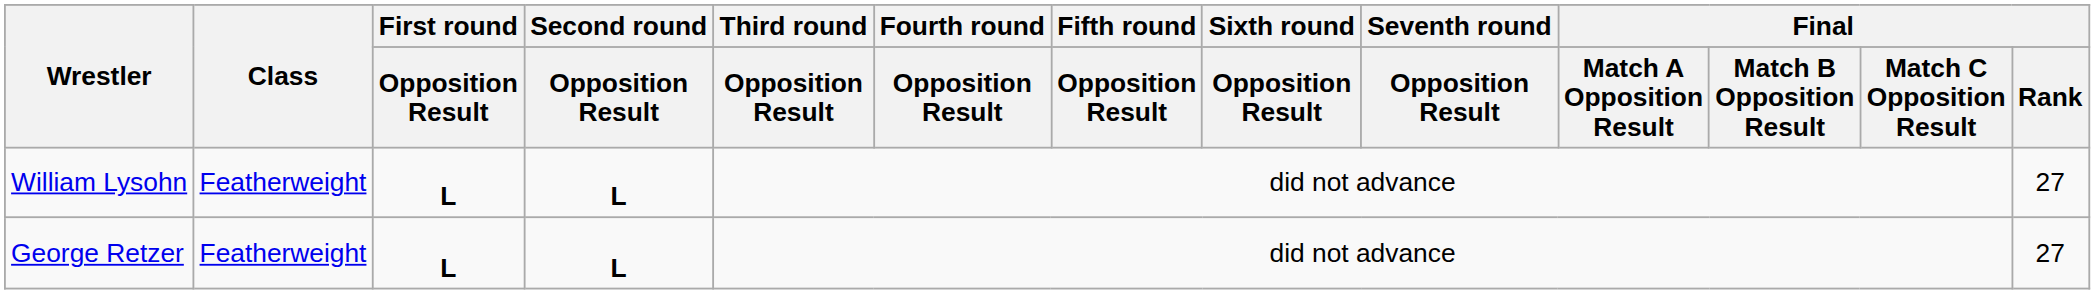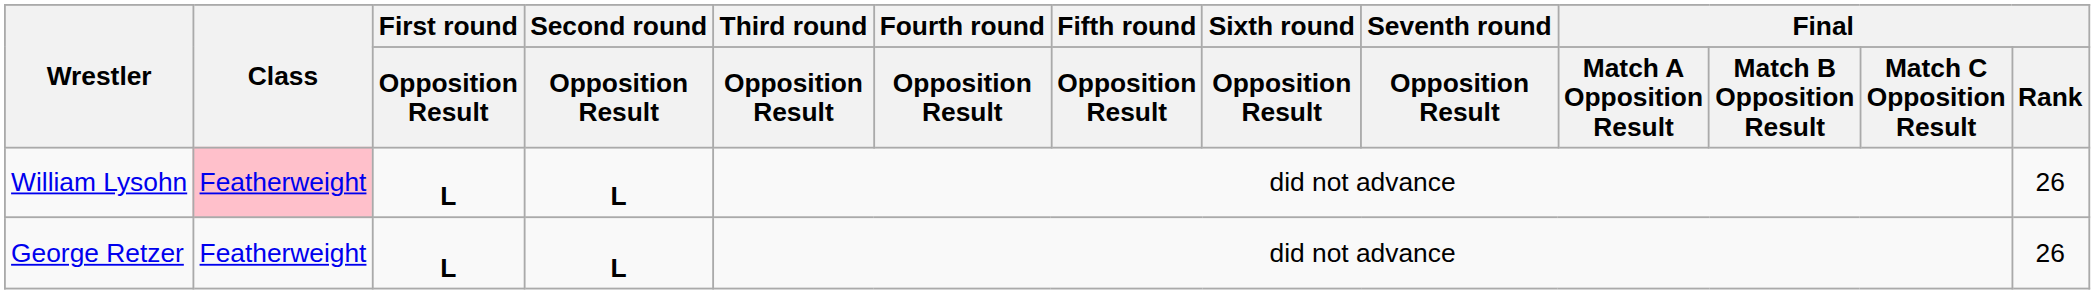(283, 183) no background -> (283, 183) pink background
(2050, 183) 27 -> (2050, 183) 26
(2050, 253) 27 -> (2050, 253) 26
